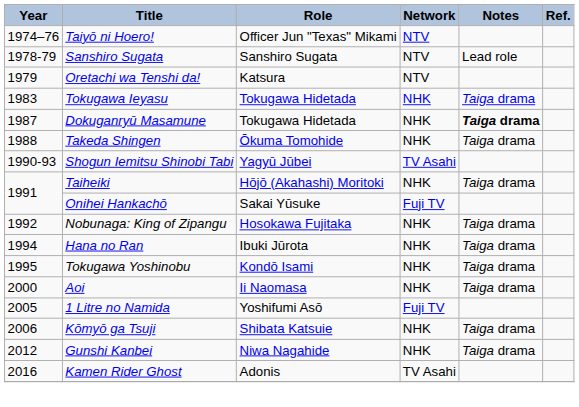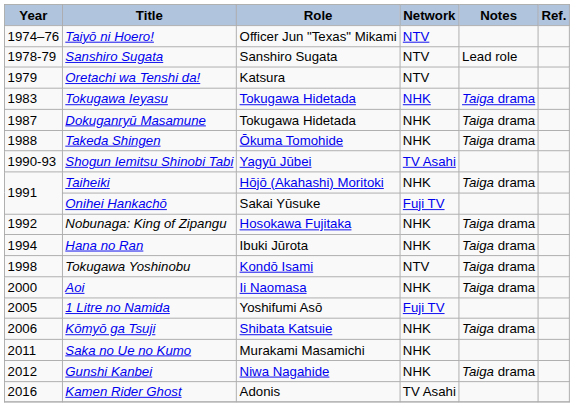(501, 120) bold -> (499, 120) normal
(22, 266) 1995 -> (22, 266) 1998
(417, 266) NHK -> (416, 266) NTV
+ row: (128, 350)
